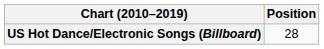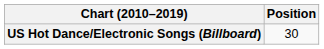(291, 34) 28 -> (291, 34) 30
